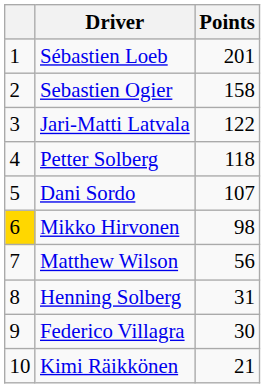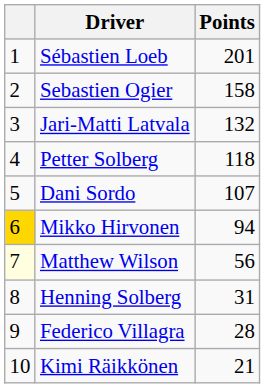(239, 124) 122 -> (239, 124) 132
(244, 227) 98 -> (244, 227) 94
(15, 262) no background -> (15, 262) lightyellow background
(244, 330) 30 -> (244, 330) 28
